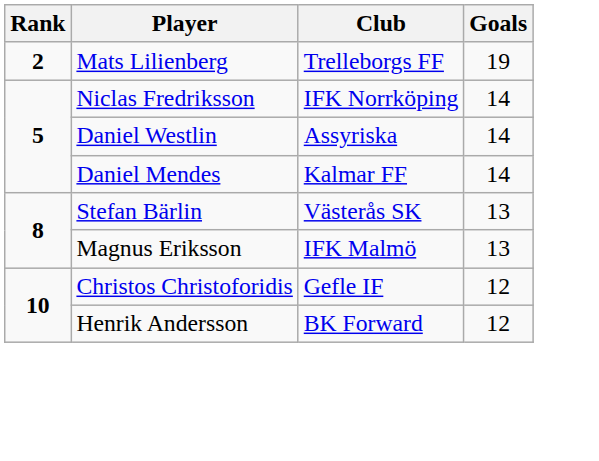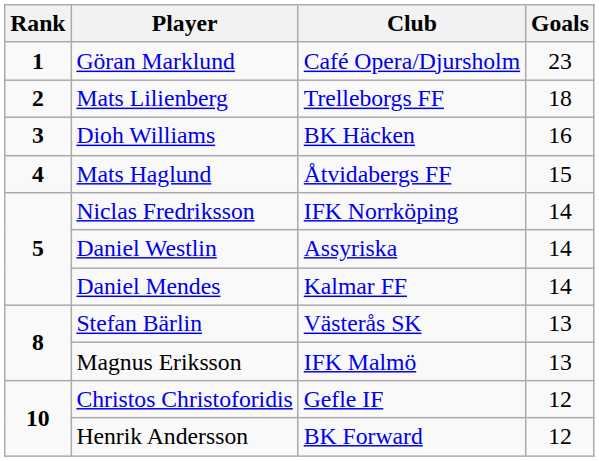+ row: (156, 60)
(498, 60) 19 -> (560, 98) 18
+ row: (146, 135)
+ row: (144, 173)
